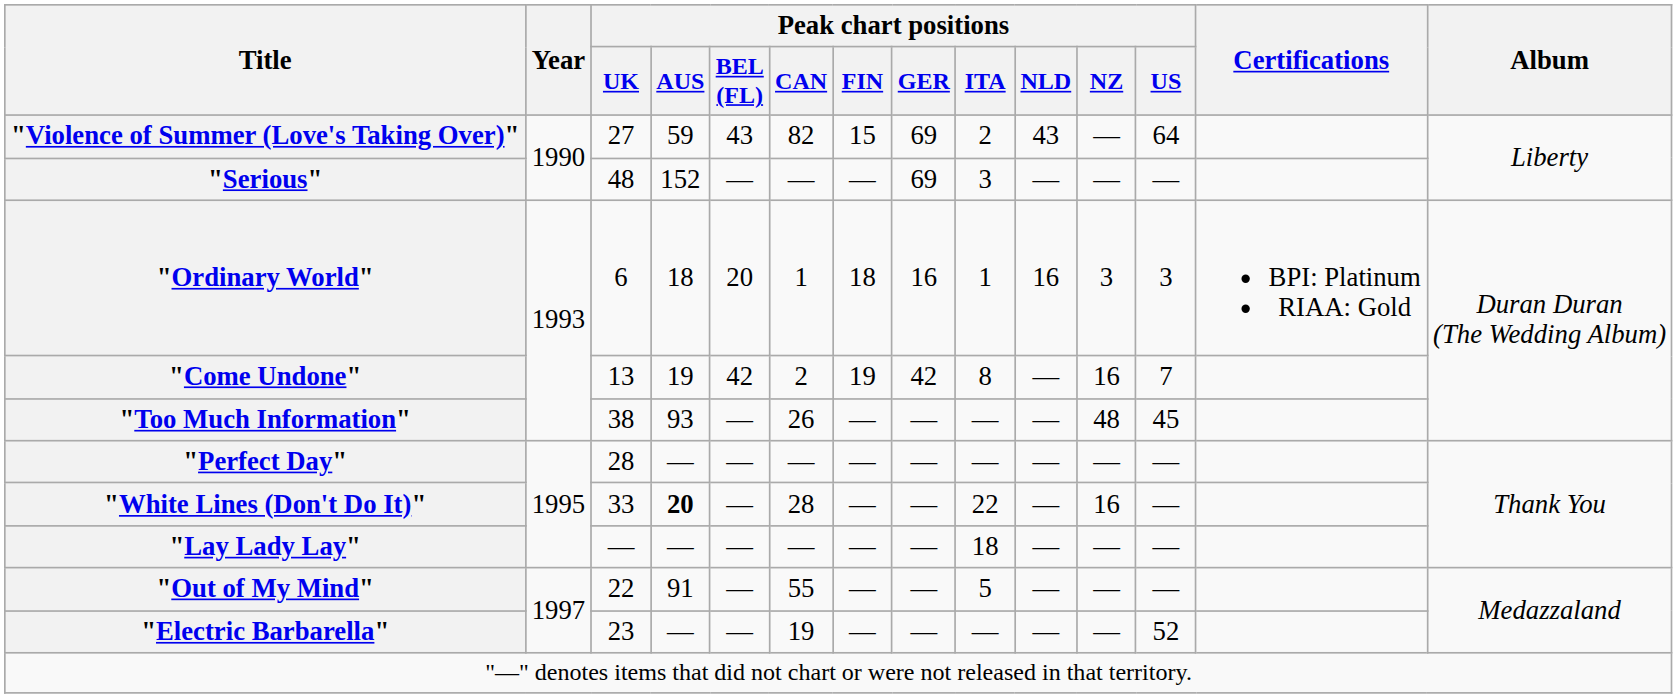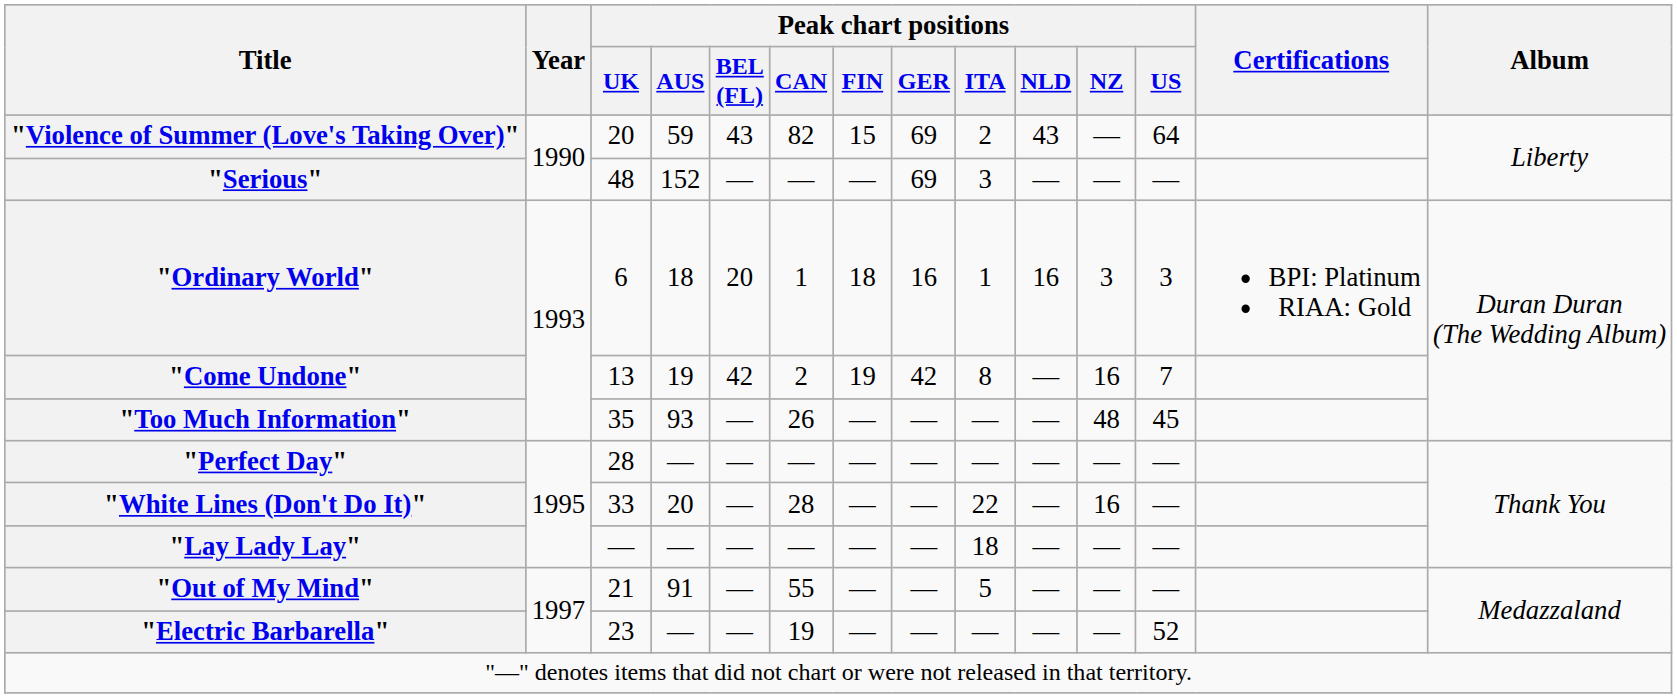(621, 136) 27 -> (621, 136) 20
(621, 419) 38 -> (621, 419) 35
(680, 503) bold -> (680, 503) normal
(621, 588) 22 -> (621, 588) 21
